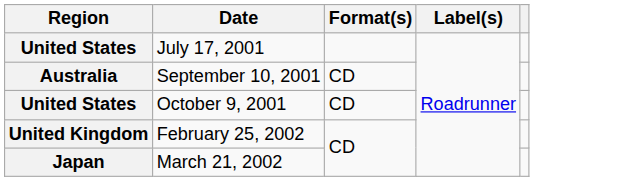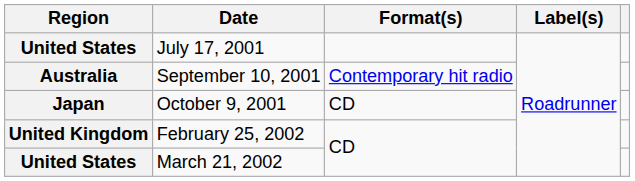(342, 76) CD -> (421, 76) Contemporary hit radio
(79, 104) United States -> (79, 104) Japan
(79, 162) Japan -> (79, 162) United States
